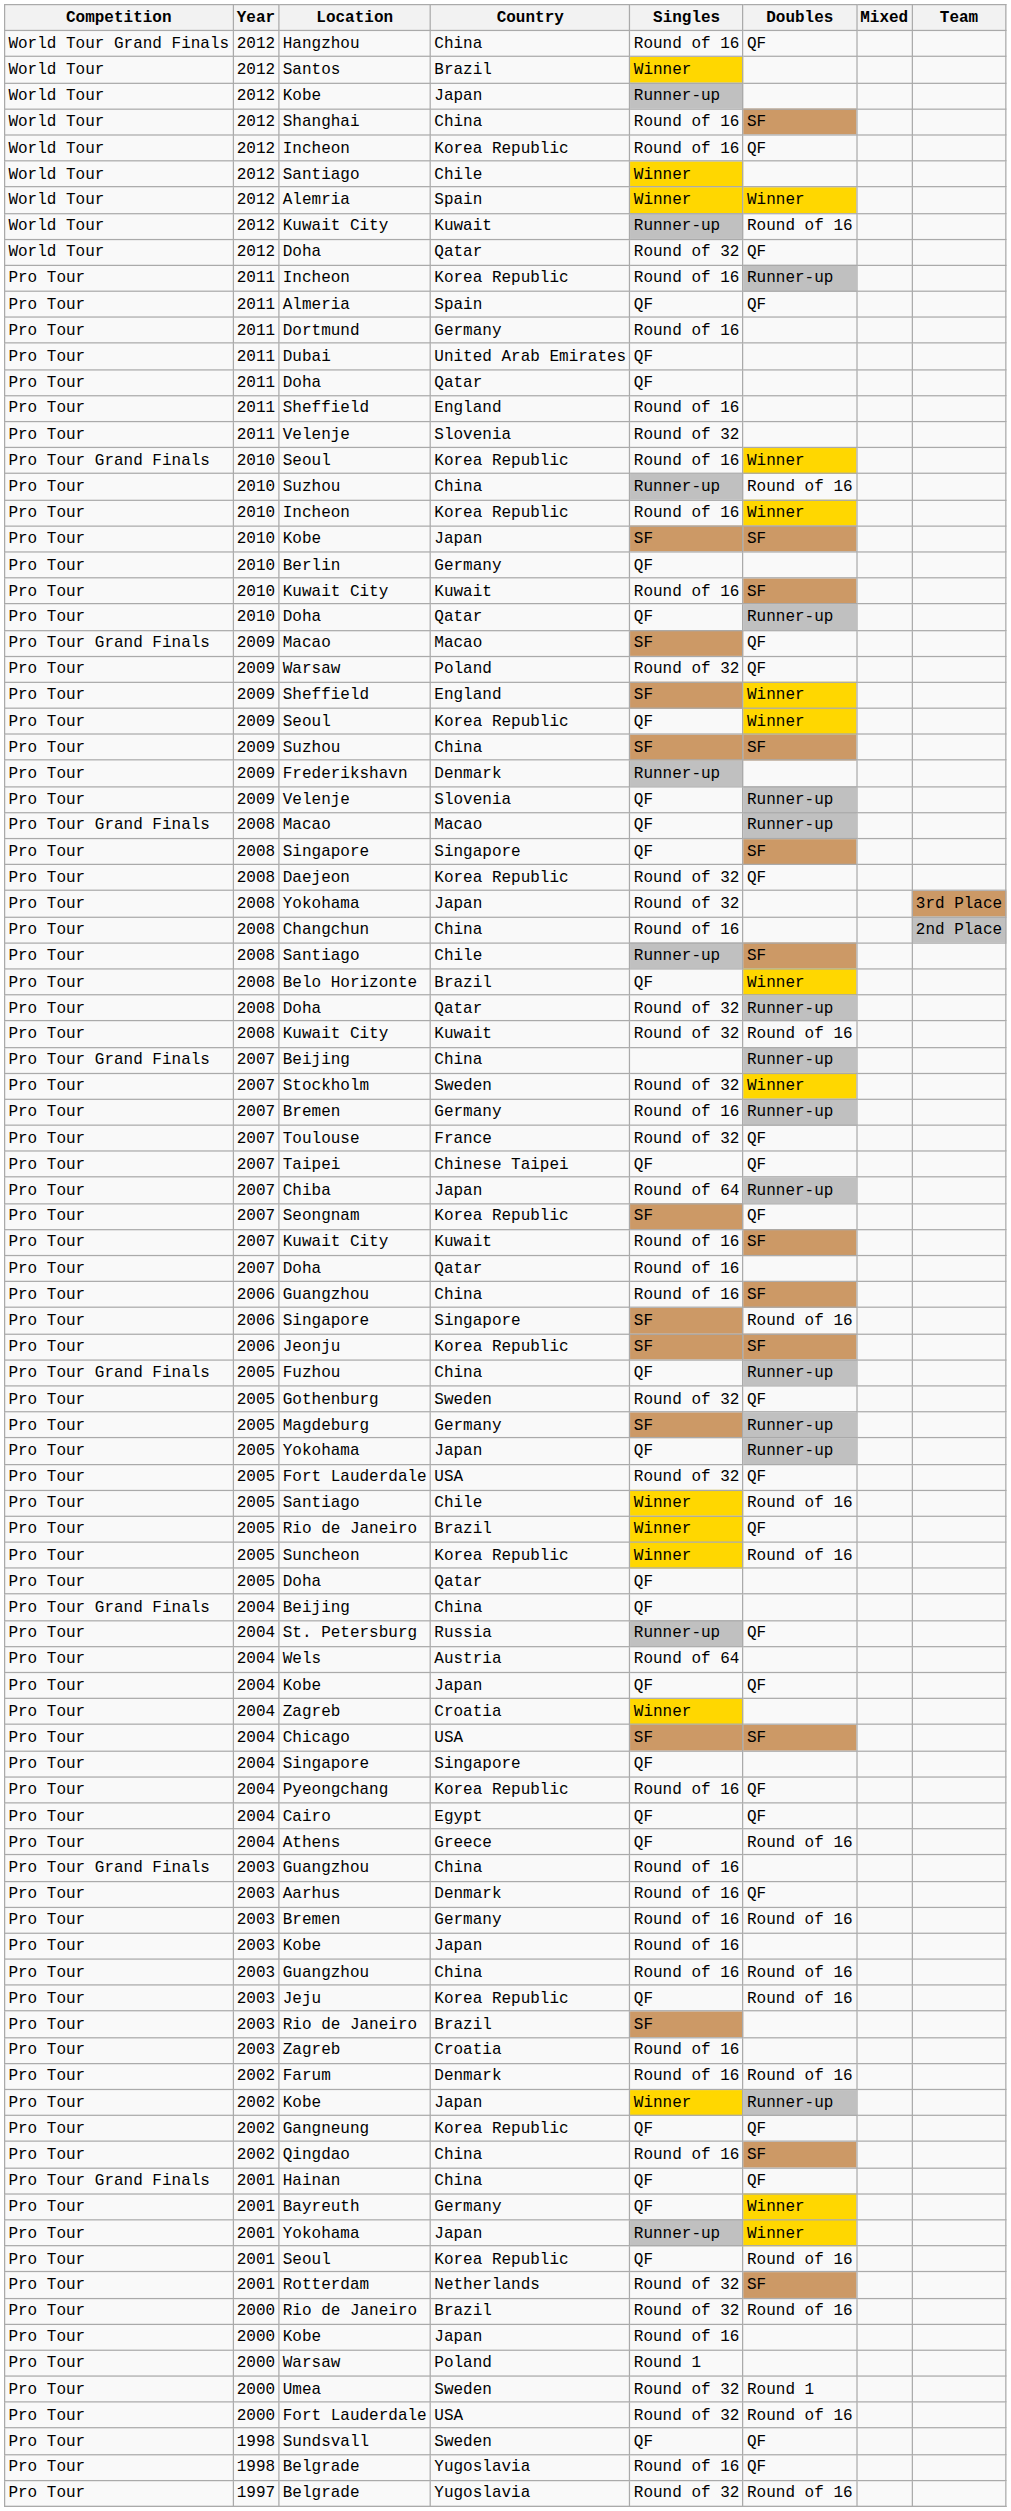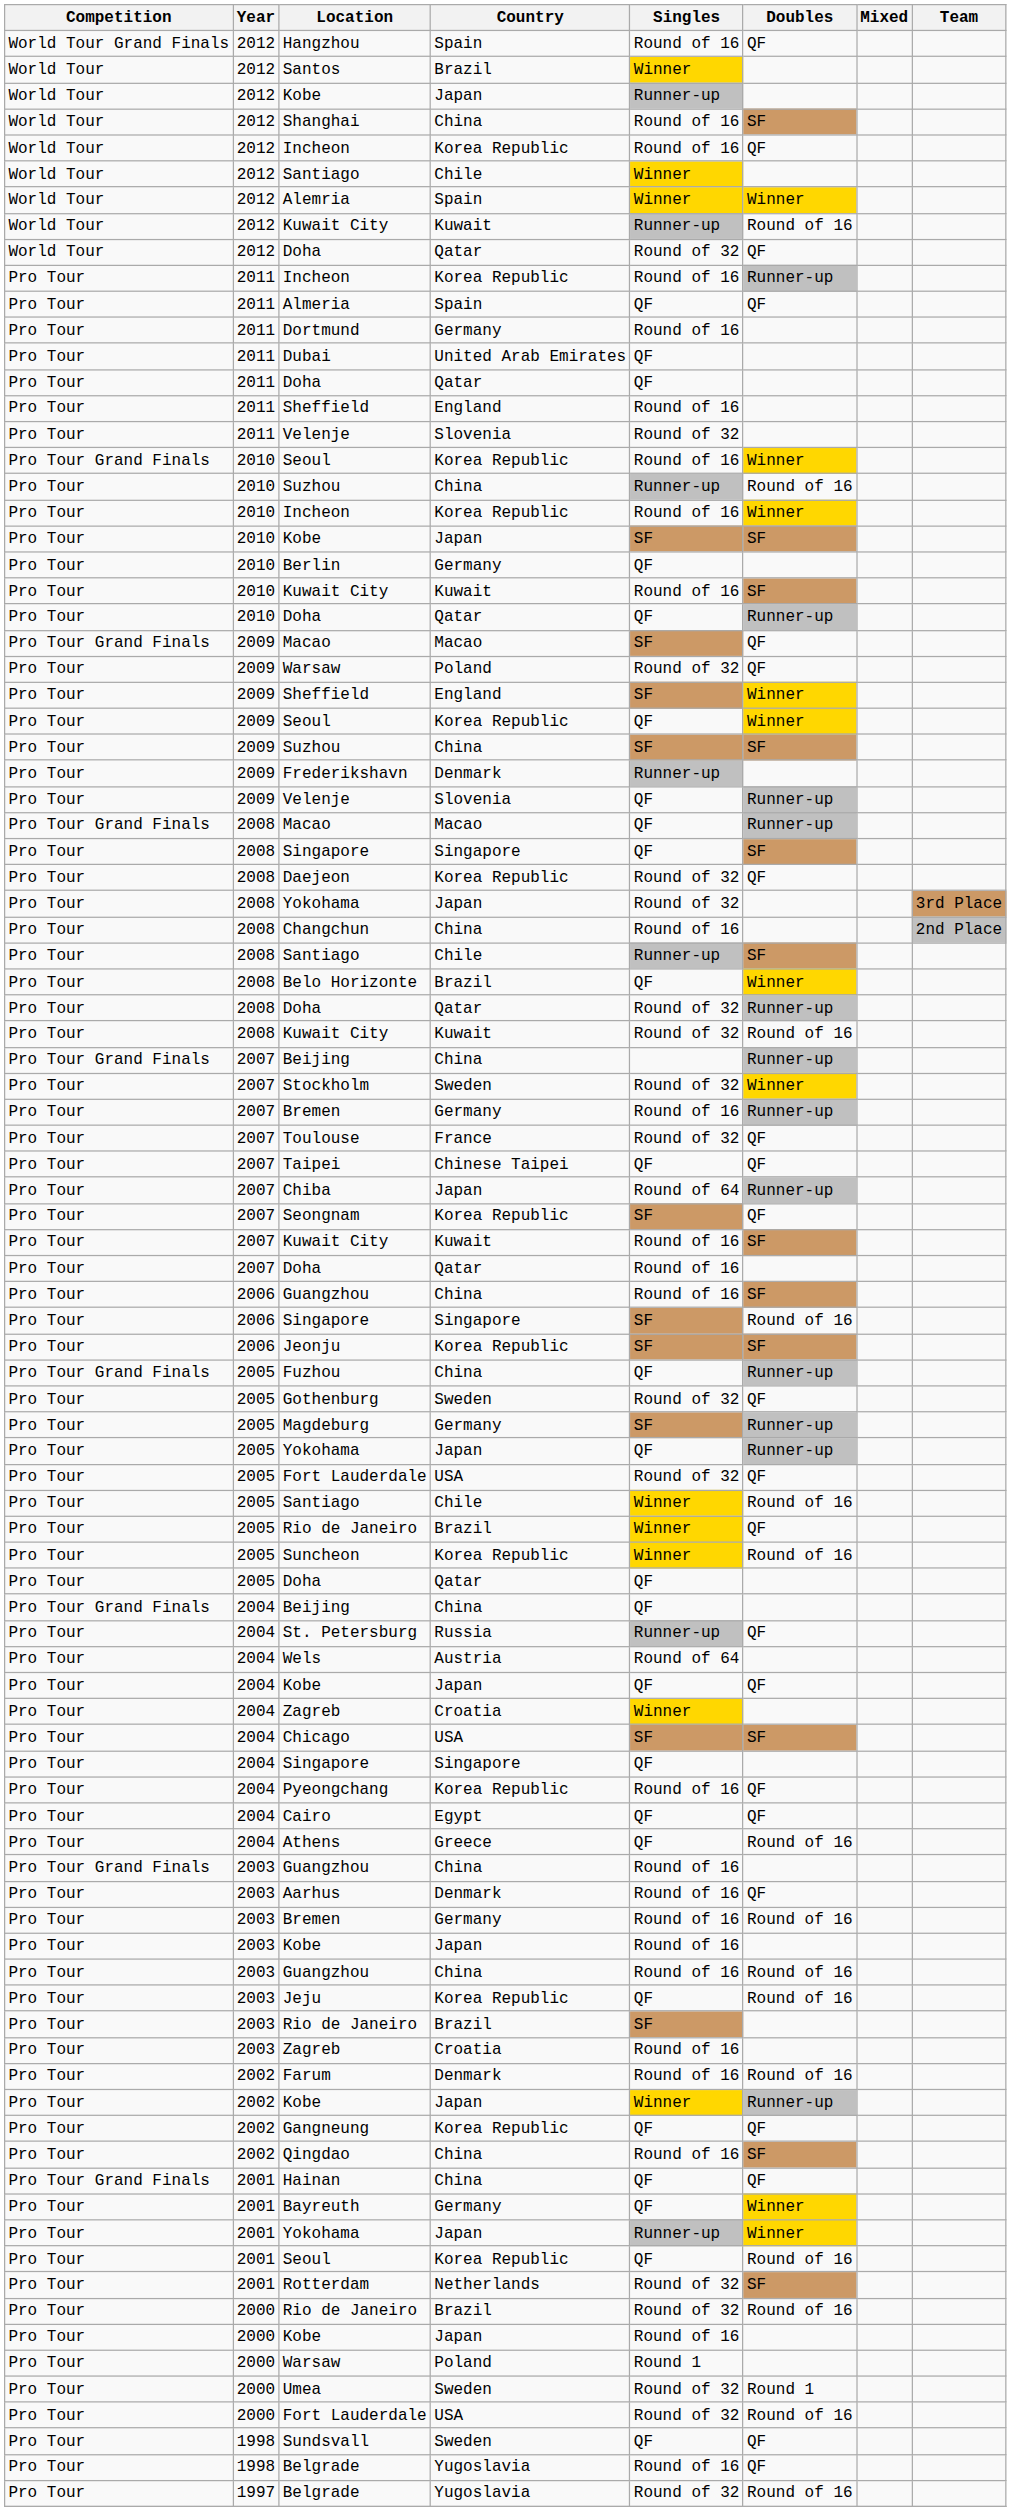(458, 44) China -> (458, 44) Spain
